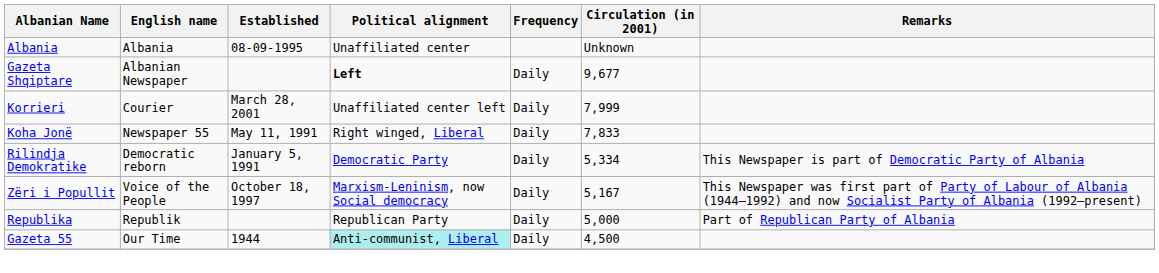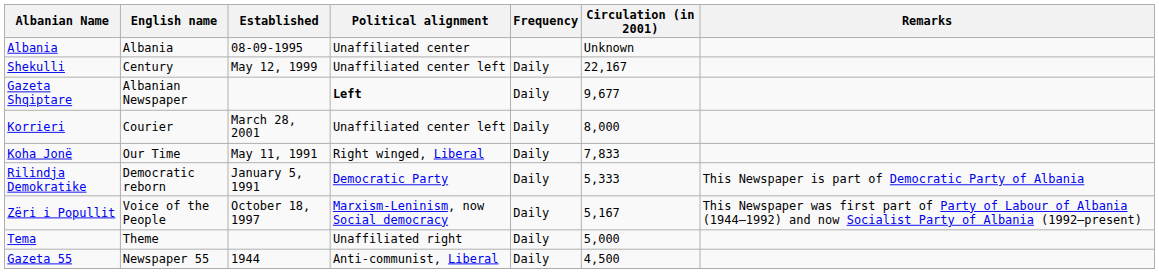+ row: (36, 67)
(602, 107) 7,999 -> (602, 127) 8,000
(166, 134) Newspaper 55 -> (152, 153) Our Time
(602, 160) 5,334 -> (602, 179) 5,333
+ row: (22, 239)
- row: (40, 220)
(152, 239) Our Time -> (166, 259) Newspaper 55
(416, 239) paleturquoise background -> (416, 259) no background
